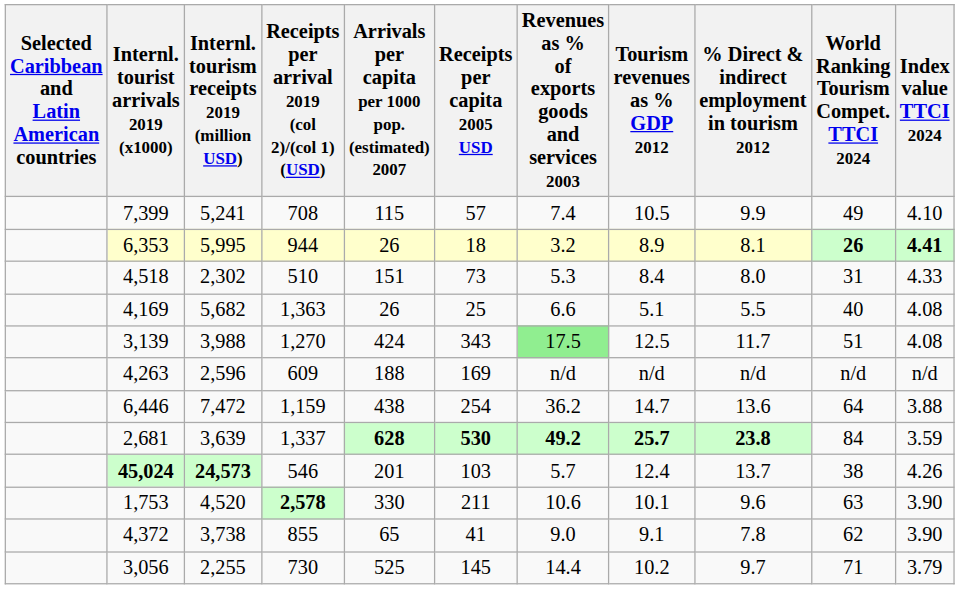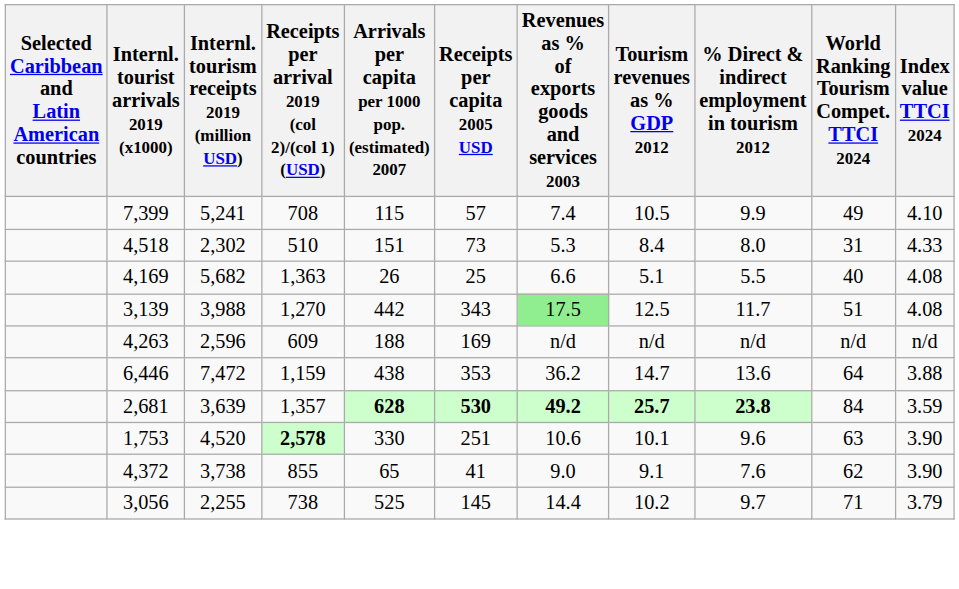- row: (146, 245)
(389, 341) 424 -> (389, 309) 442
(476, 406) 254 -> (476, 373) 353
(303, 438) 1,337 -> (303, 406) 1,357
- row: (146, 470)
(476, 502) 211 -> (476, 438) 251
(753, 535) 7.8 -> (753, 470) 7.6
(303, 567) 730 -> (303, 502) 738
